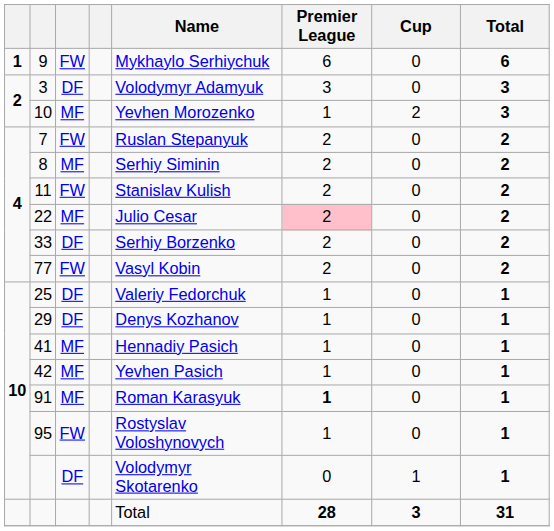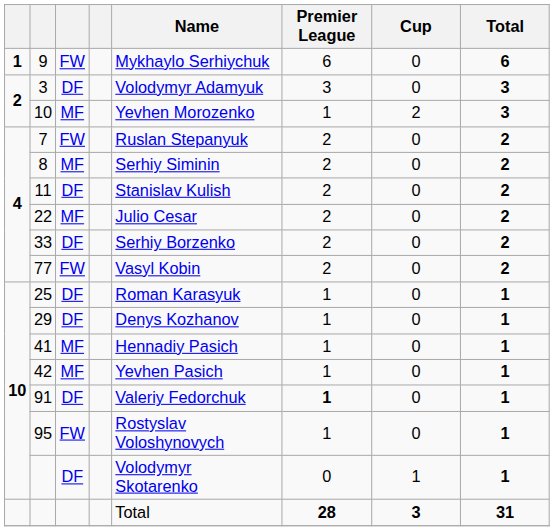(72, 191) FW -> (72, 191) DF
(327, 216) pink background -> (327, 216) no background
(180, 294) Valeriy Fedorchuk -> (178, 294) Roman Karasyuk
(72, 398) MF -> (72, 398) DF
(178, 398) Roman Karasyuk -> (180, 398) Valeriy Fedorchuk
